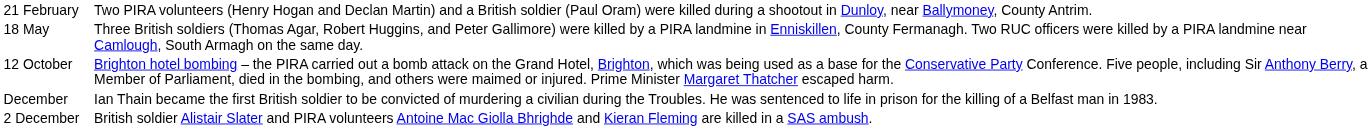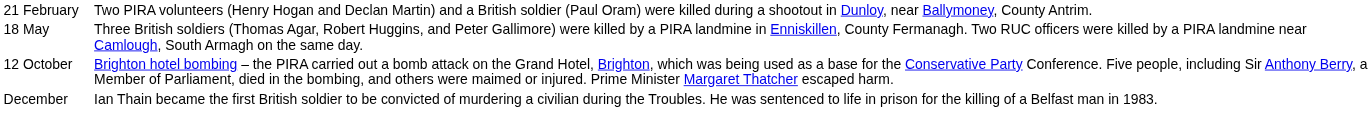- row: (42, 118)
